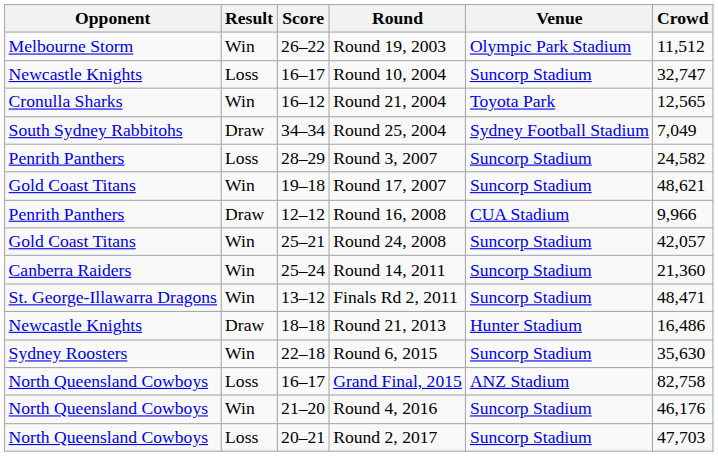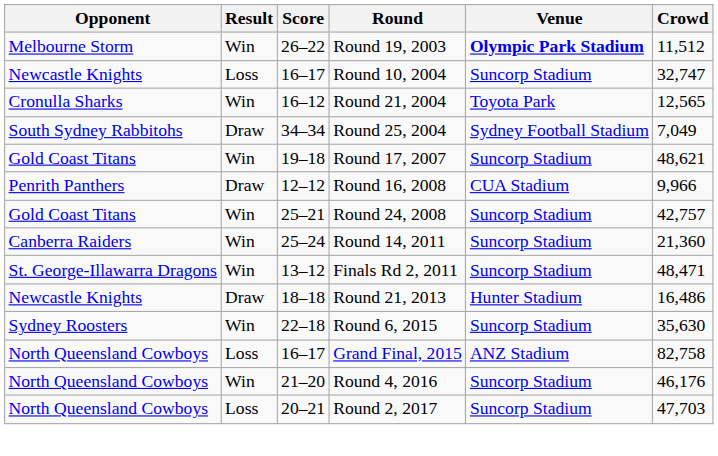(551, 46) normal -> (557, 46) bold
- row: (385, 158)
(681, 241) 42,057 -> (681, 213) 42,757
